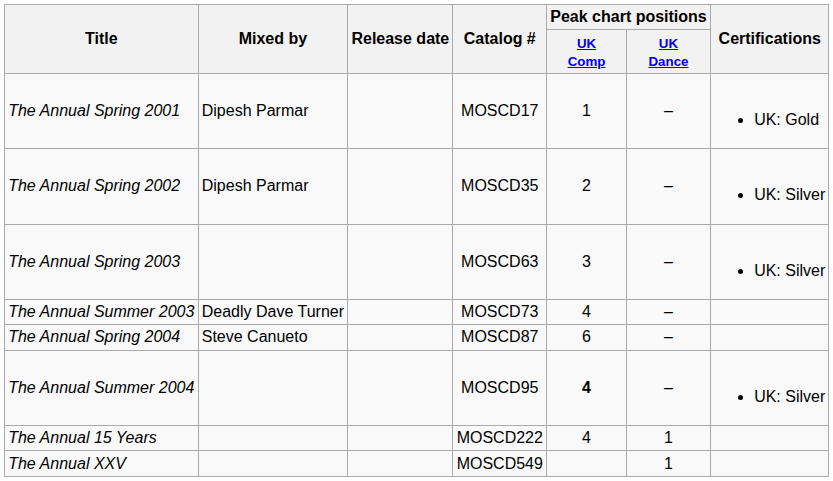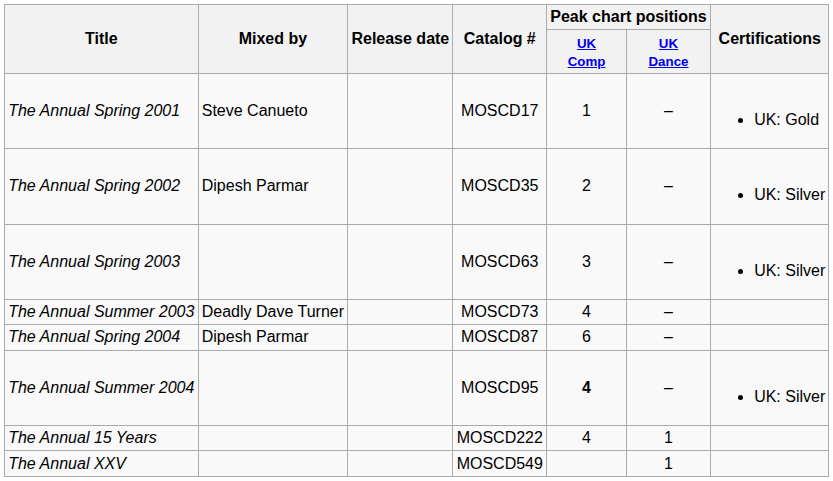(255, 110) Dipesh Parmar -> (255, 110) Steve Canueto
(255, 337) Steve Canueto -> (255, 337) Dipesh Parmar
